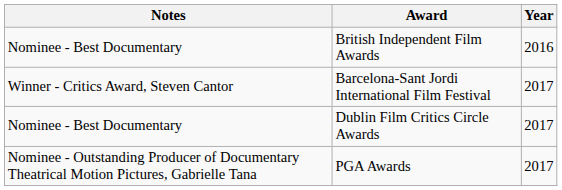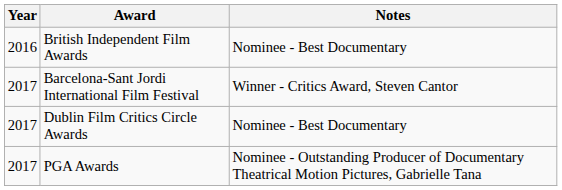columns swapped: (539, 16) <-> (168, 16)
